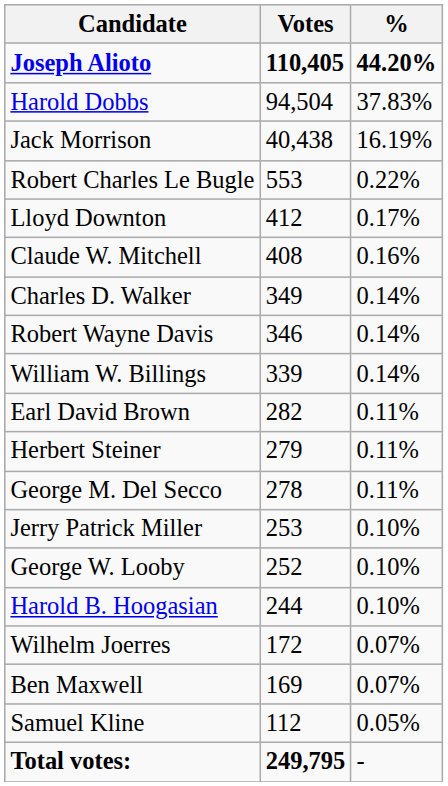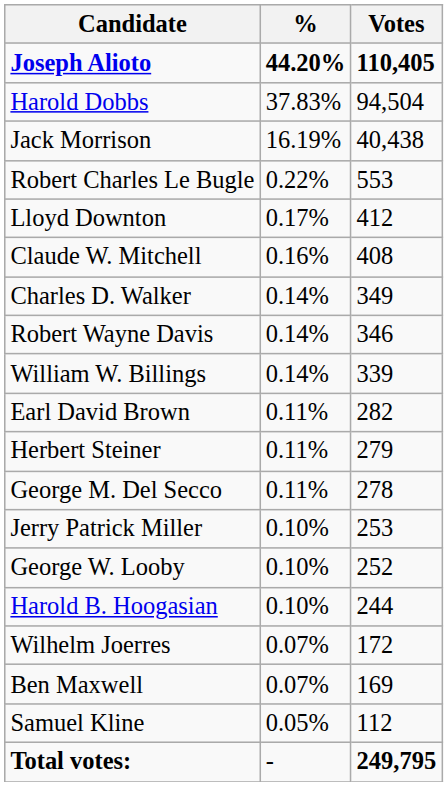columns swapped: (306, 23) <-> (396, 23)
